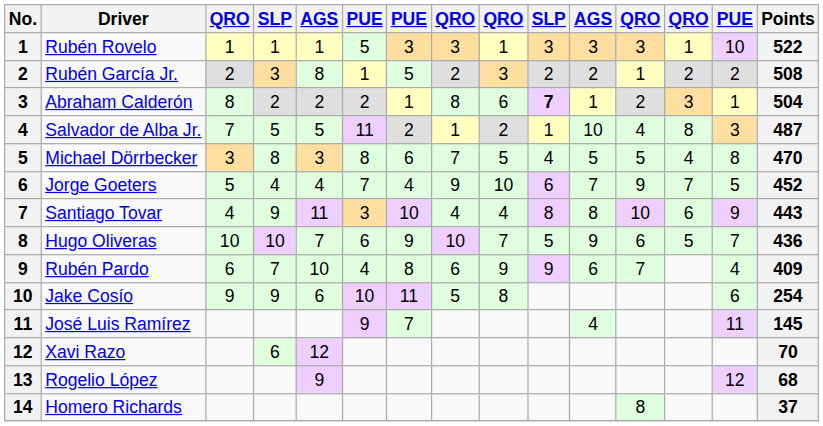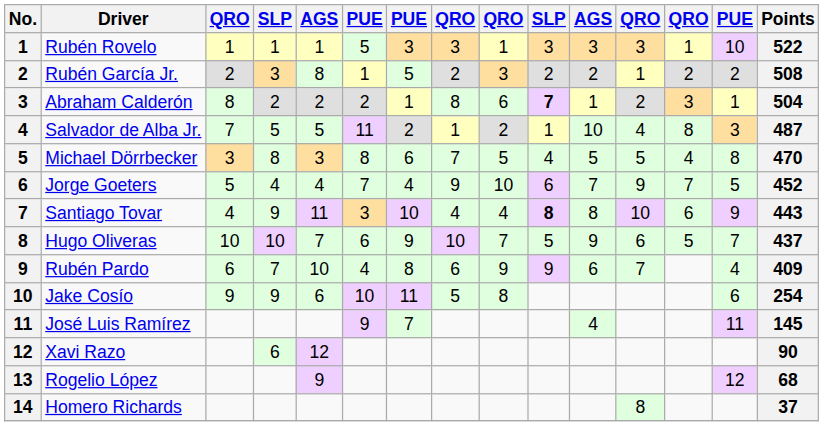(549, 213) normal -> (549, 213) bold
(788, 241) 436 -> (788, 241) 437
(788, 352) 70 -> (788, 352) 90
